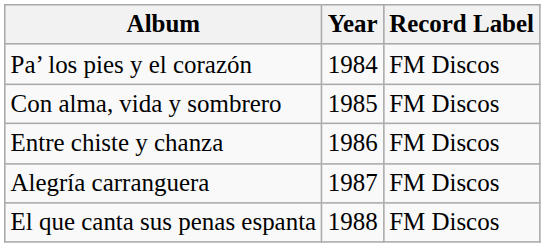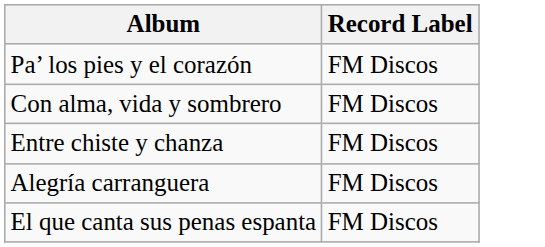- column: (353, 24)
